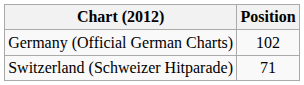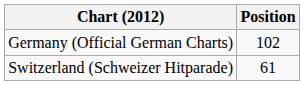(268, 67) 71 -> (268, 67) 61
